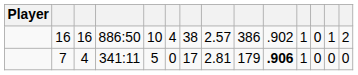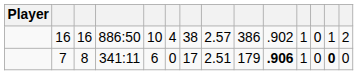(85, 59) 4 -> (85, 59) 8
(155, 59) 5 -> (155, 59) 6
(218, 59) 2.81 -> (218, 59) 2.51
(332, 59) normal -> (332, 59) bold
